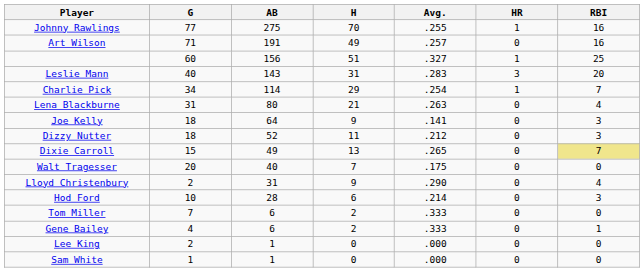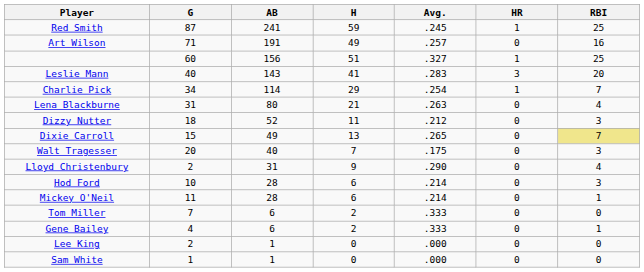- row: (77, 28)
+ row: (77, 28)
(354, 74) 31 -> (354, 74) 41
- row: (77, 120)
(599, 167) 0 -> (599, 151) 3
+ row: (77, 198)
